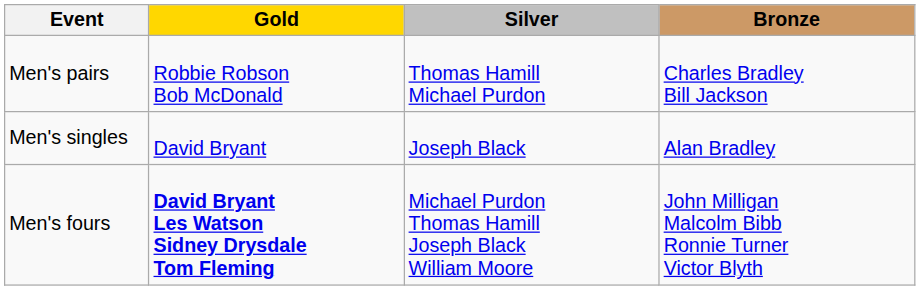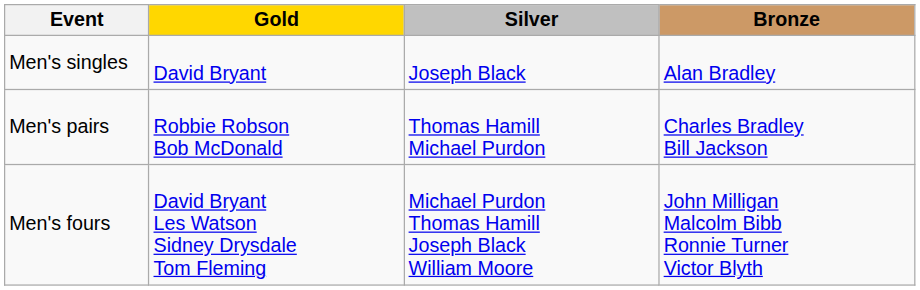rows swapped: (68, 137) <-> (59, 73)
(230, 235) bold -> (225, 235) normal
